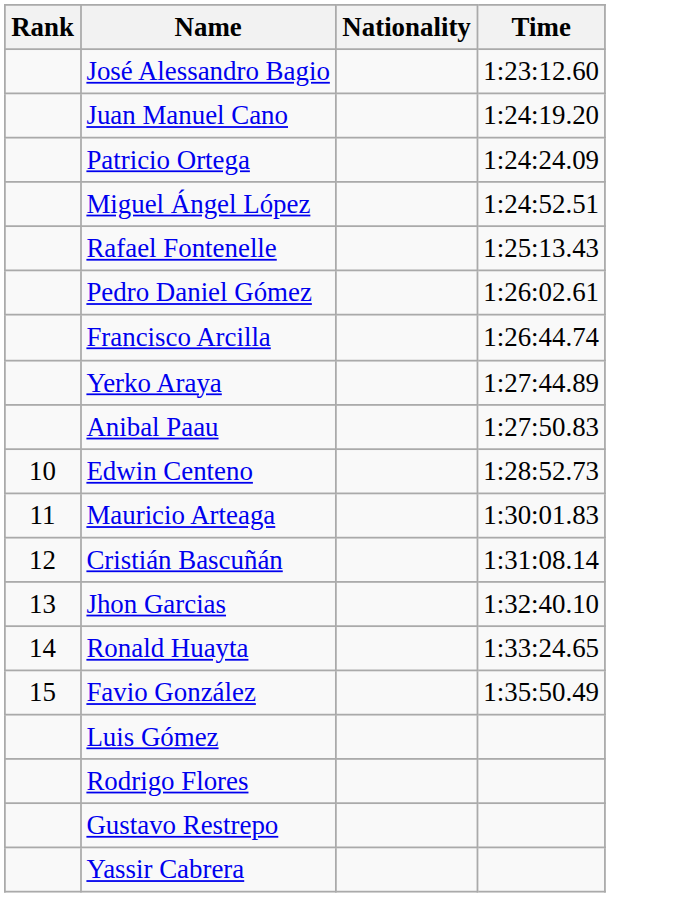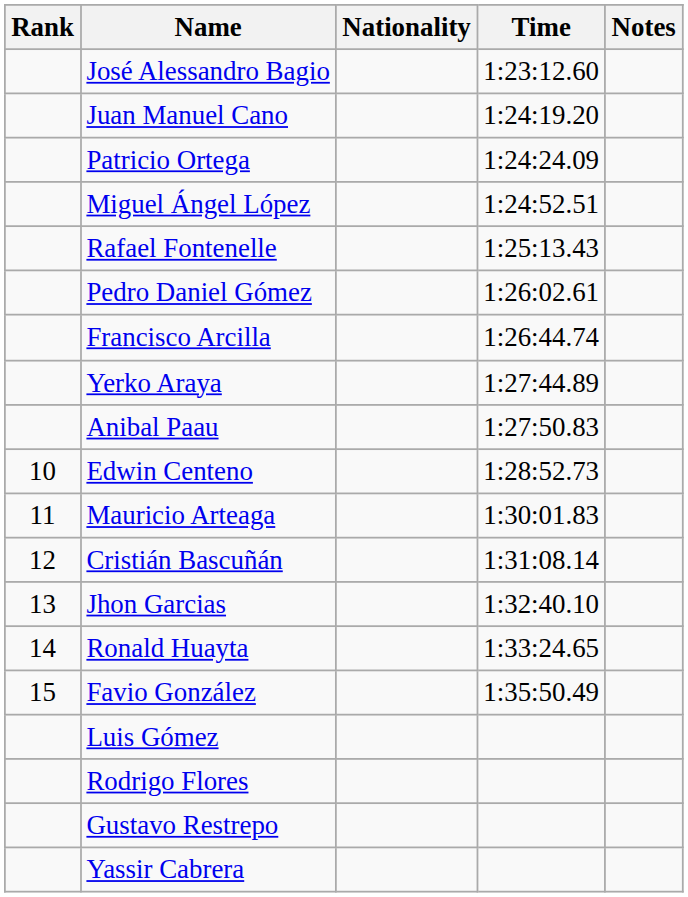+ column: (644, 26)
